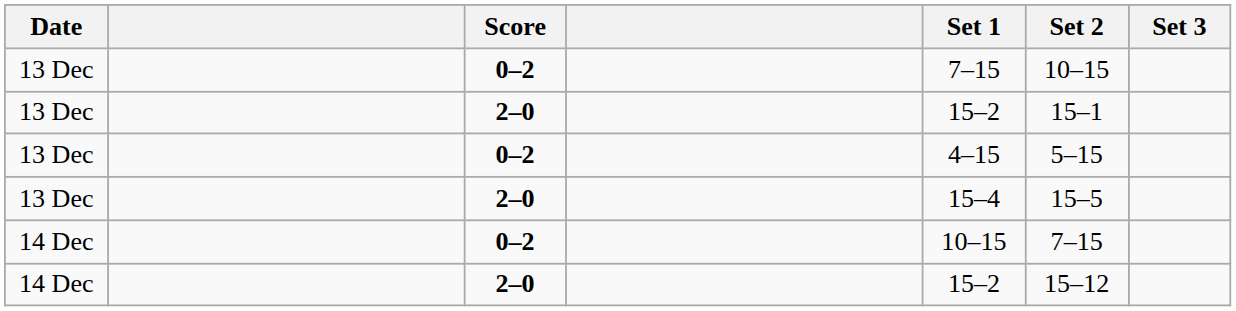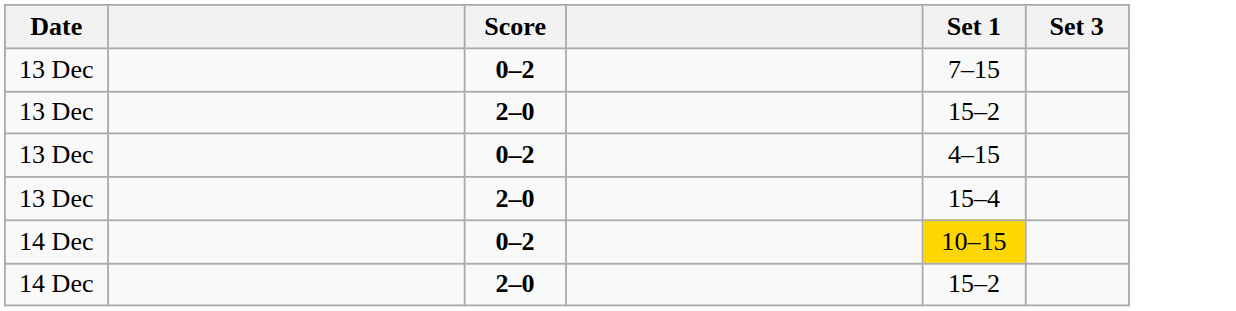- column: (1077, 26)
(974, 241) no background -> (974, 241) gold background
